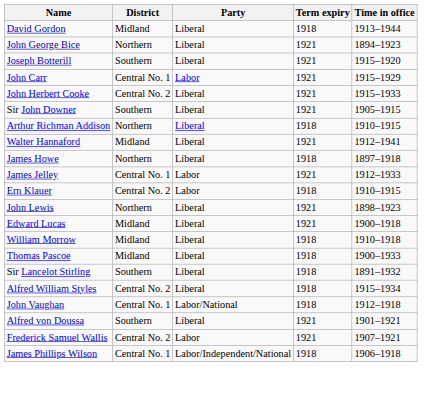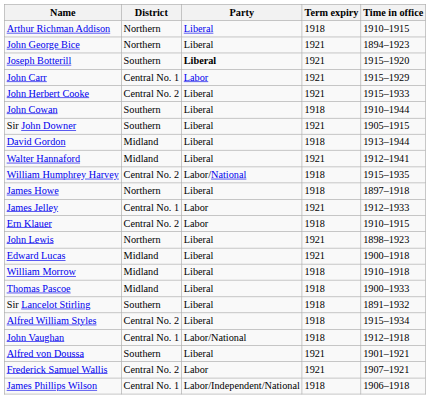rows swapped: (58, 126) <-> (36, 28)
(190, 61) normal -> (200, 61) bold
+ row: (32, 110)
+ row: (63, 175)
